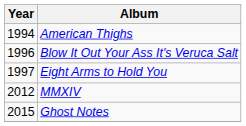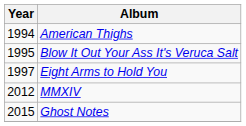(21, 53) 1996 -> (21, 53) 1995
